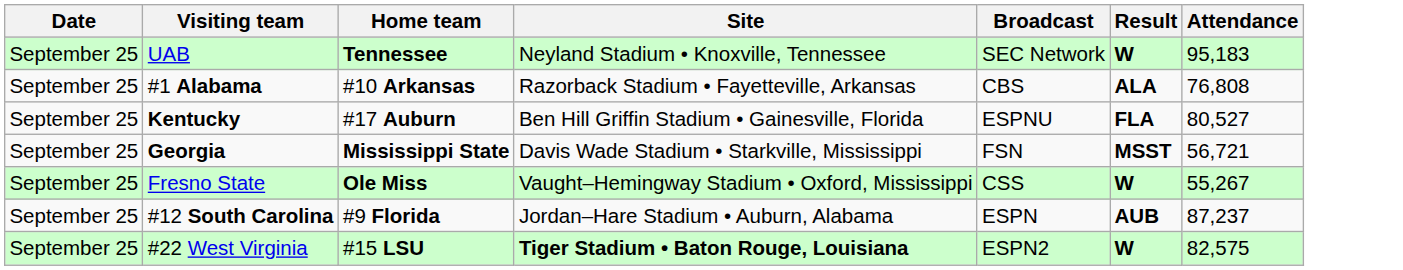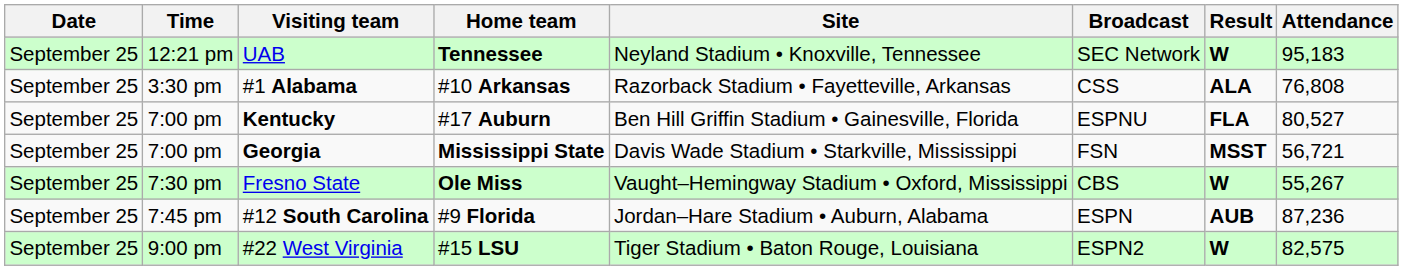+ column: (191, 21)
(1003, 86) CBS -> (1098, 86) CSS
(1003, 184) CSS -> (1098, 184) CBS
(1218, 216) 87,237 -> (1313, 216) 87,236
(714, 248) bold -> (796, 248) normal
